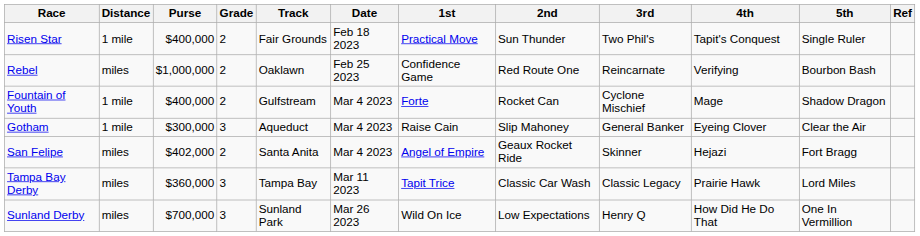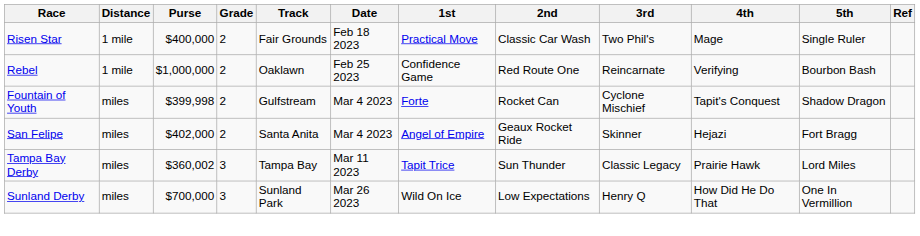(532, 38) Sun Thunder -> (544, 38) Classic Car Wash
(737, 38) Tapit's Conquest -> (708, 38) Mage
(115, 70) miles -> (117, 70) 1 mile
(117, 102) 1 mile -> (115, 102) miles
(190, 102) $400,000 -> (190, 102) $399,998
(708, 102) Mage -> (737, 102) Tapit's Conquest
- row: (28, 127)
(190, 184) $360,000 -> (190, 165) $360,002
(544, 184) Classic Car Wash -> (532, 165) Sun Thunder
